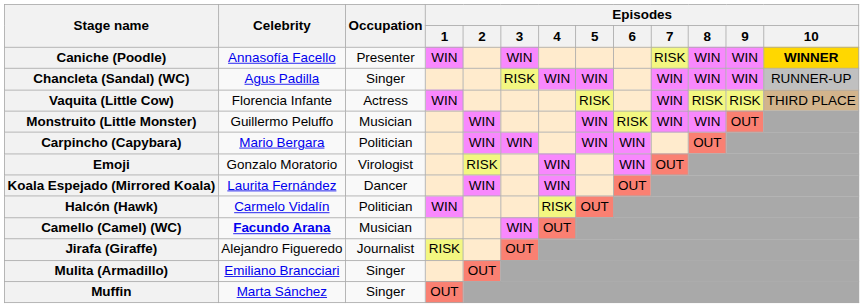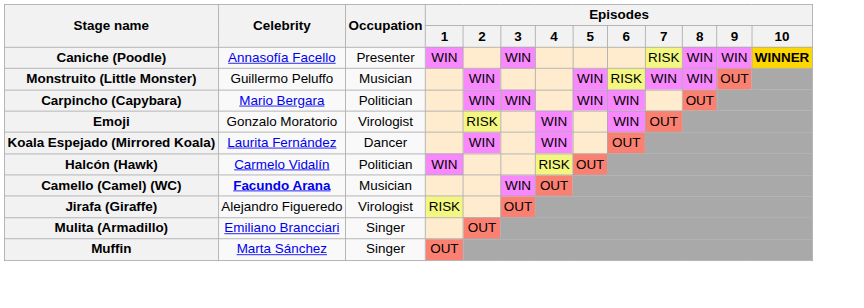- row: (111, 79)
- row: (111, 100)
(386, 249) Journalist -> (386, 206) Virologist
